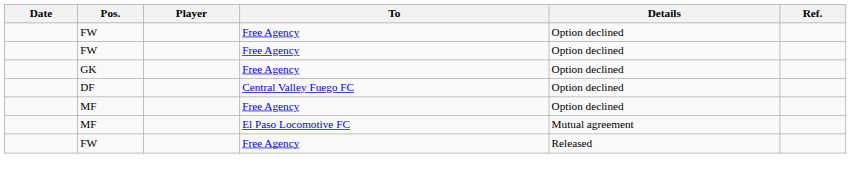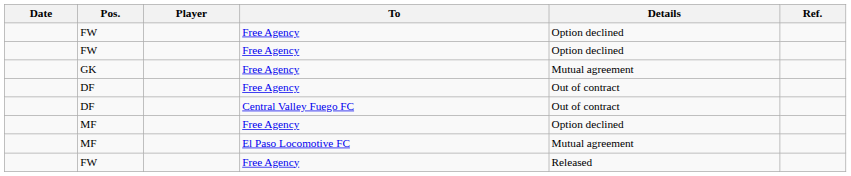(588, 69) Option declined -> (593, 69) Mutual agreement
+ row: (87, 88)
(588, 88) Option declined -> (586, 106) Out of contract
